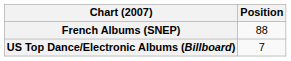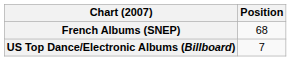(262, 30) 88 -> (262, 30) 68
